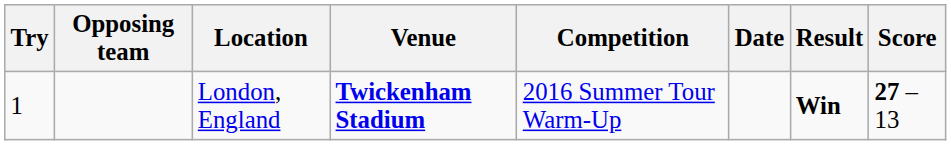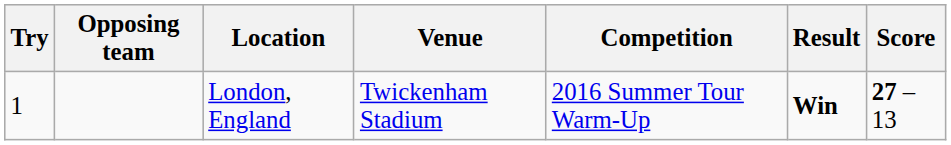- column: (759, 38)
(404, 105) bold -> (424, 105) normal
